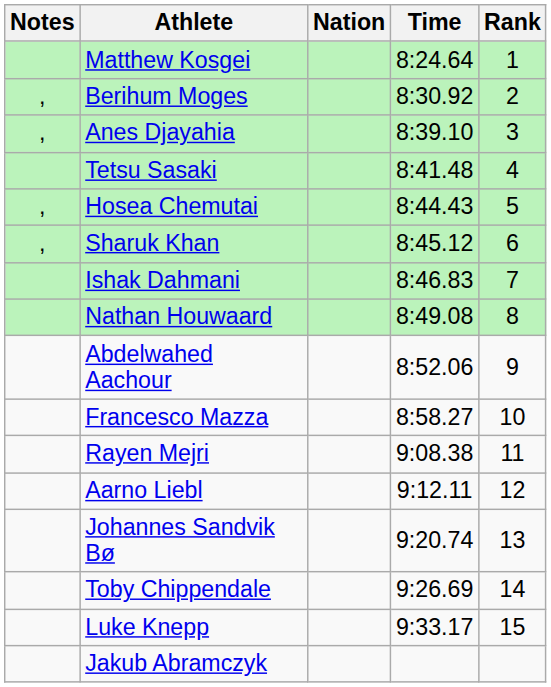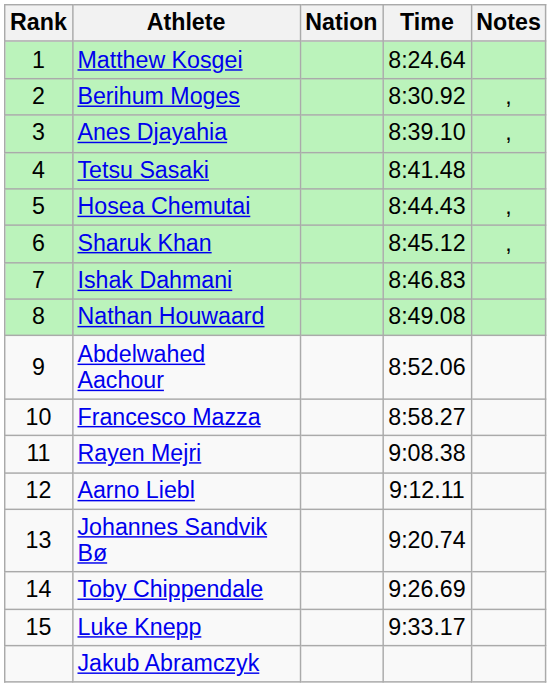columns swapped: (512, 22) <-> (42, 22)
